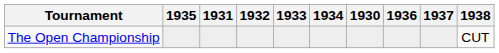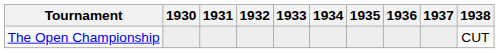columns swapped: (365, 15) <-> (181, 15)
